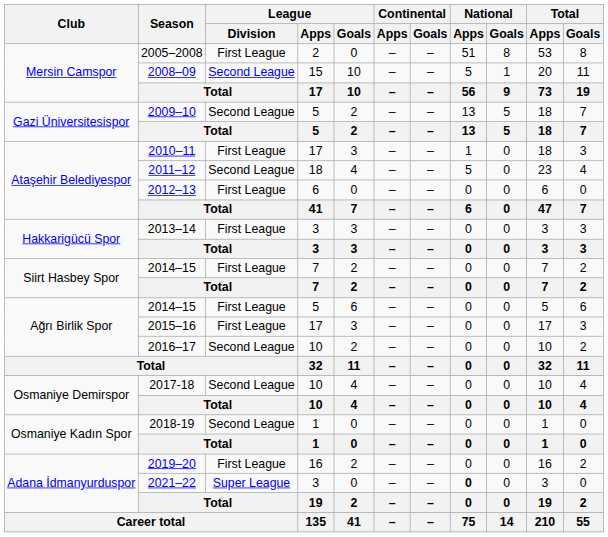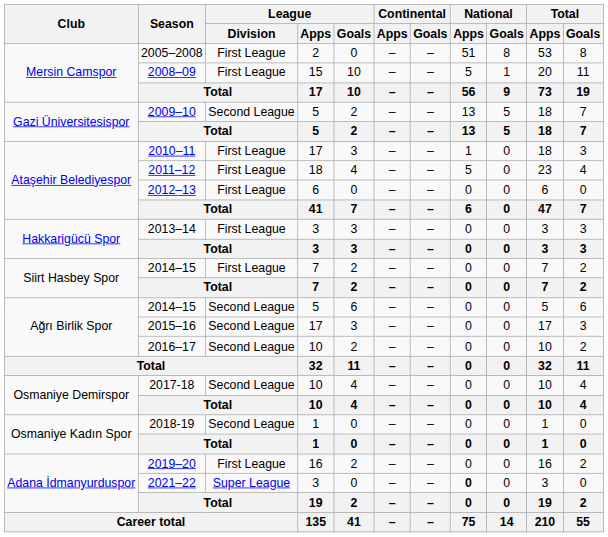(251, 72) Second League -> (251, 72) First League
(251, 170) Second League -> (251, 170) First League
(251, 307) First League -> (251, 307) Second League
(251, 326) First League -> (251, 326) Second League
